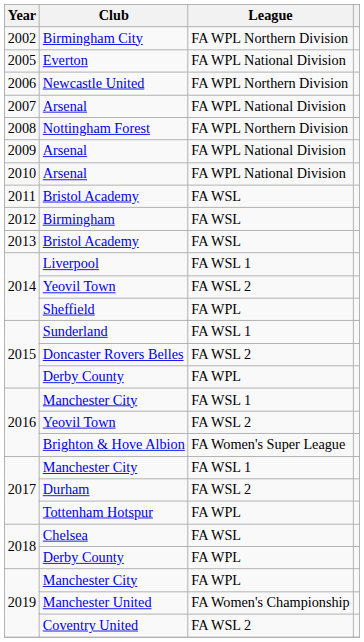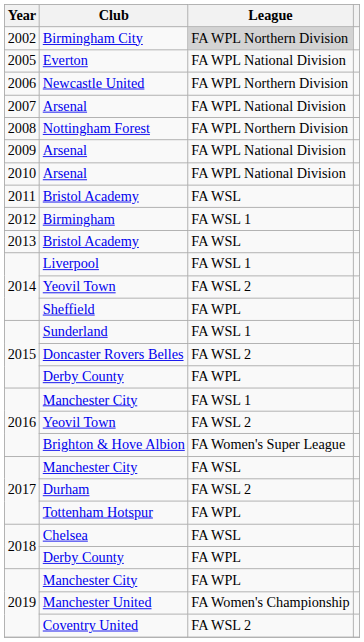(270, 38) no background -> (270, 38) lightgrey background
(216, 219) FA WSL -> (221, 219) FA WSL 1
(221, 467) FA WSL 1 -> (216, 467) FA WSL
